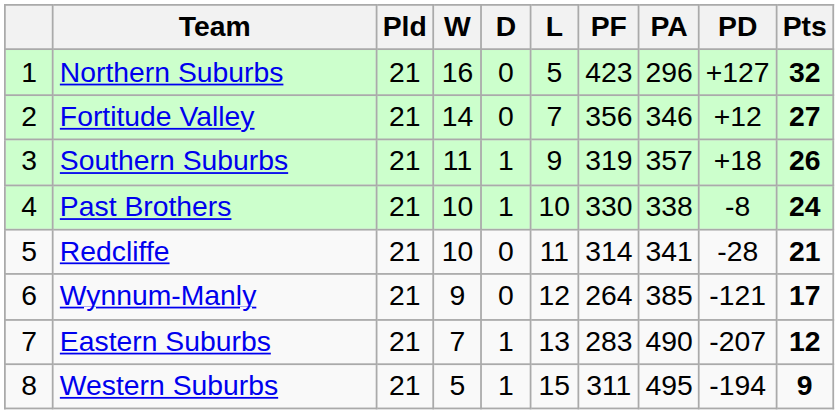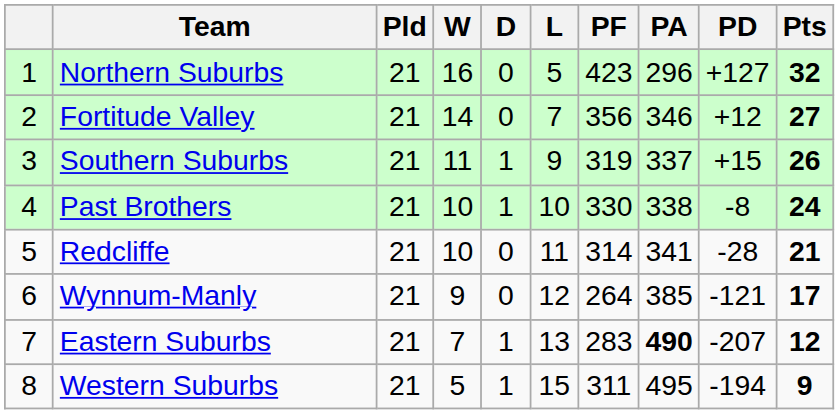(669, 161) 357 -> (669, 161) 337
(738, 161) +18 -> (738, 161) +15
(669, 341) normal -> (669, 341) bold
